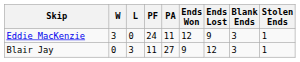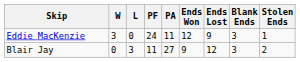(264, 50) 1 -> (264, 50) 2
